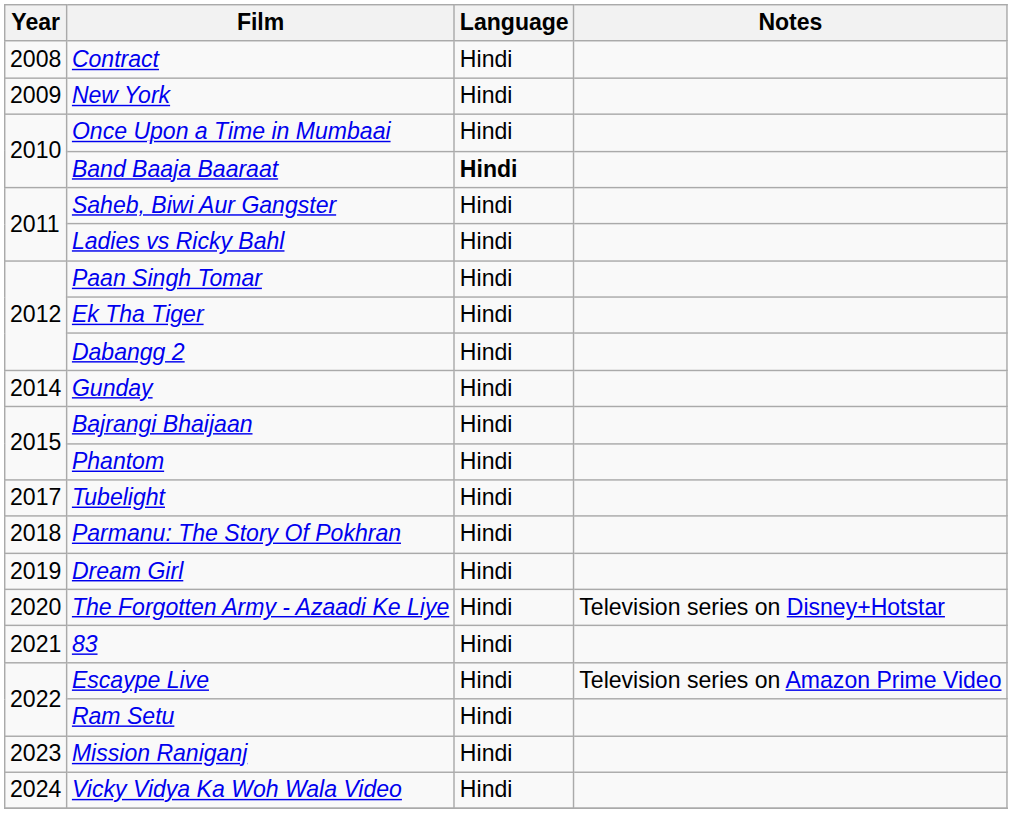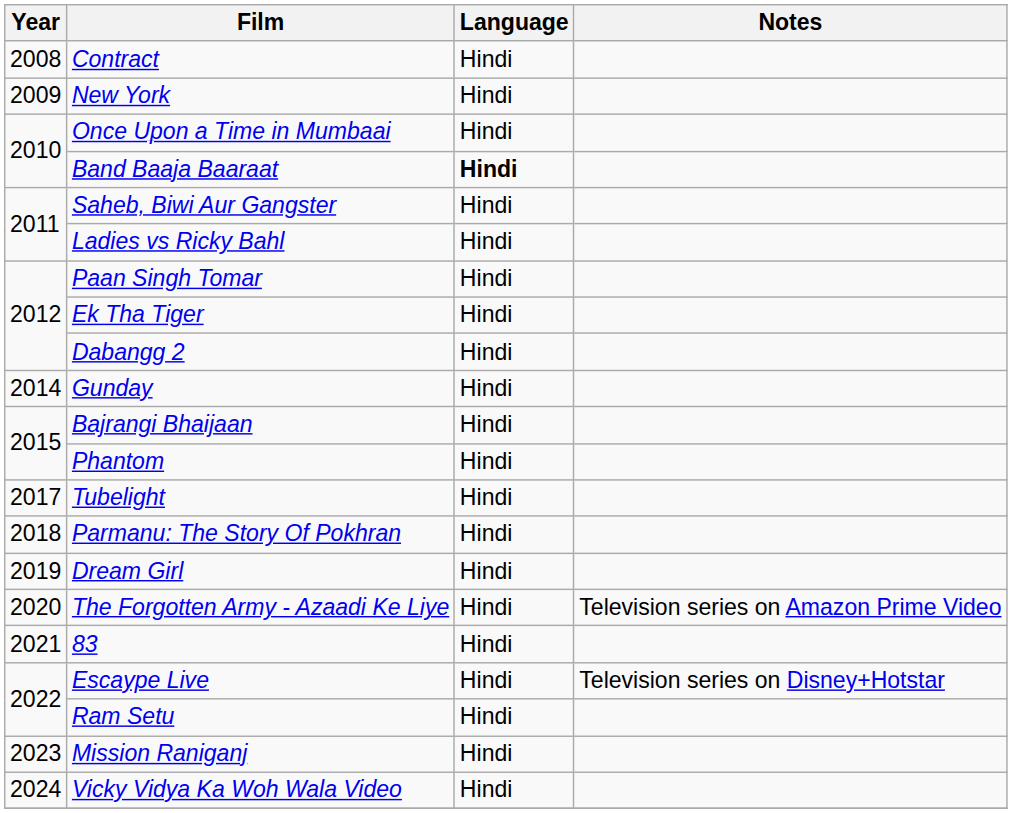(762, 607) Television series on Disney+Hotstar -> (790, 607) Television series on Amazon Prime Video
(790, 680) Television series on Amazon Prime Video -> (762, 680) Television series on Disney+Hotstar
